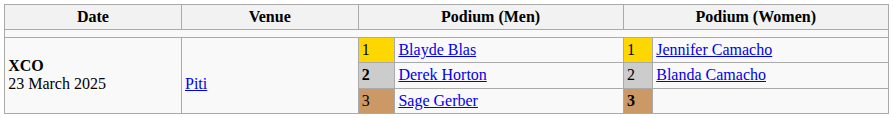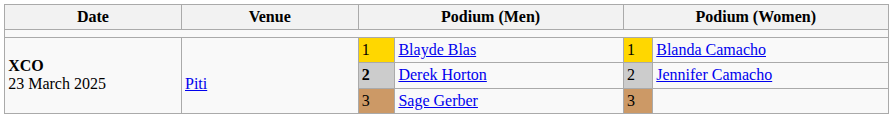(714, 49) Jennifer Camacho -> (711, 49) Blanda Camacho
(711, 75) Blanda Camacho -> (714, 75) Jennifer Camacho
(631, 100) bold -> (631, 100) normal
